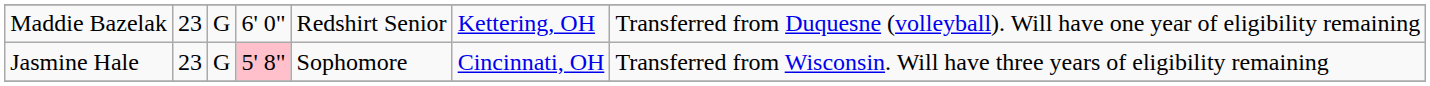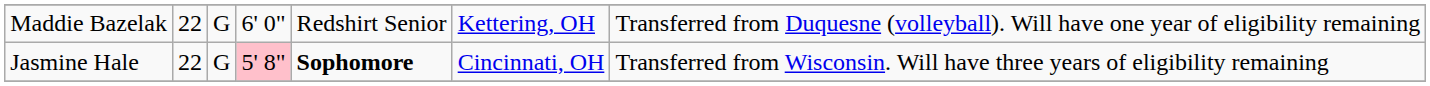(190, 23) 23 -> (190, 23) 22
(190, 61) 23 -> (190, 61) 22
(352, 61) normal -> (355, 61) bold
